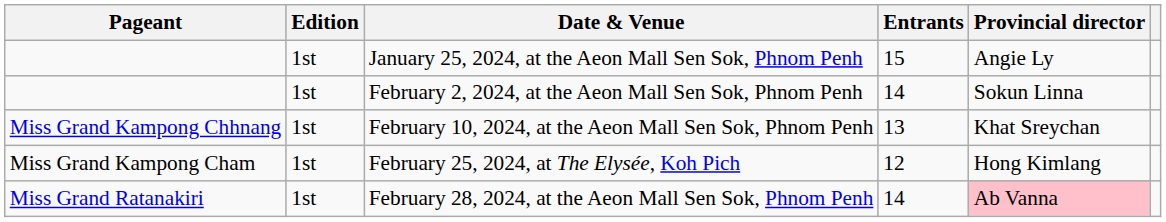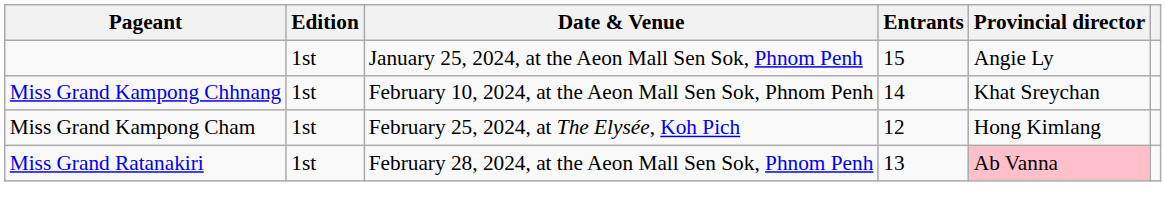- row: (616, 92)
(894, 127) 13 -> (894, 92) 14
(894, 198) 14 -> (894, 163) 13
